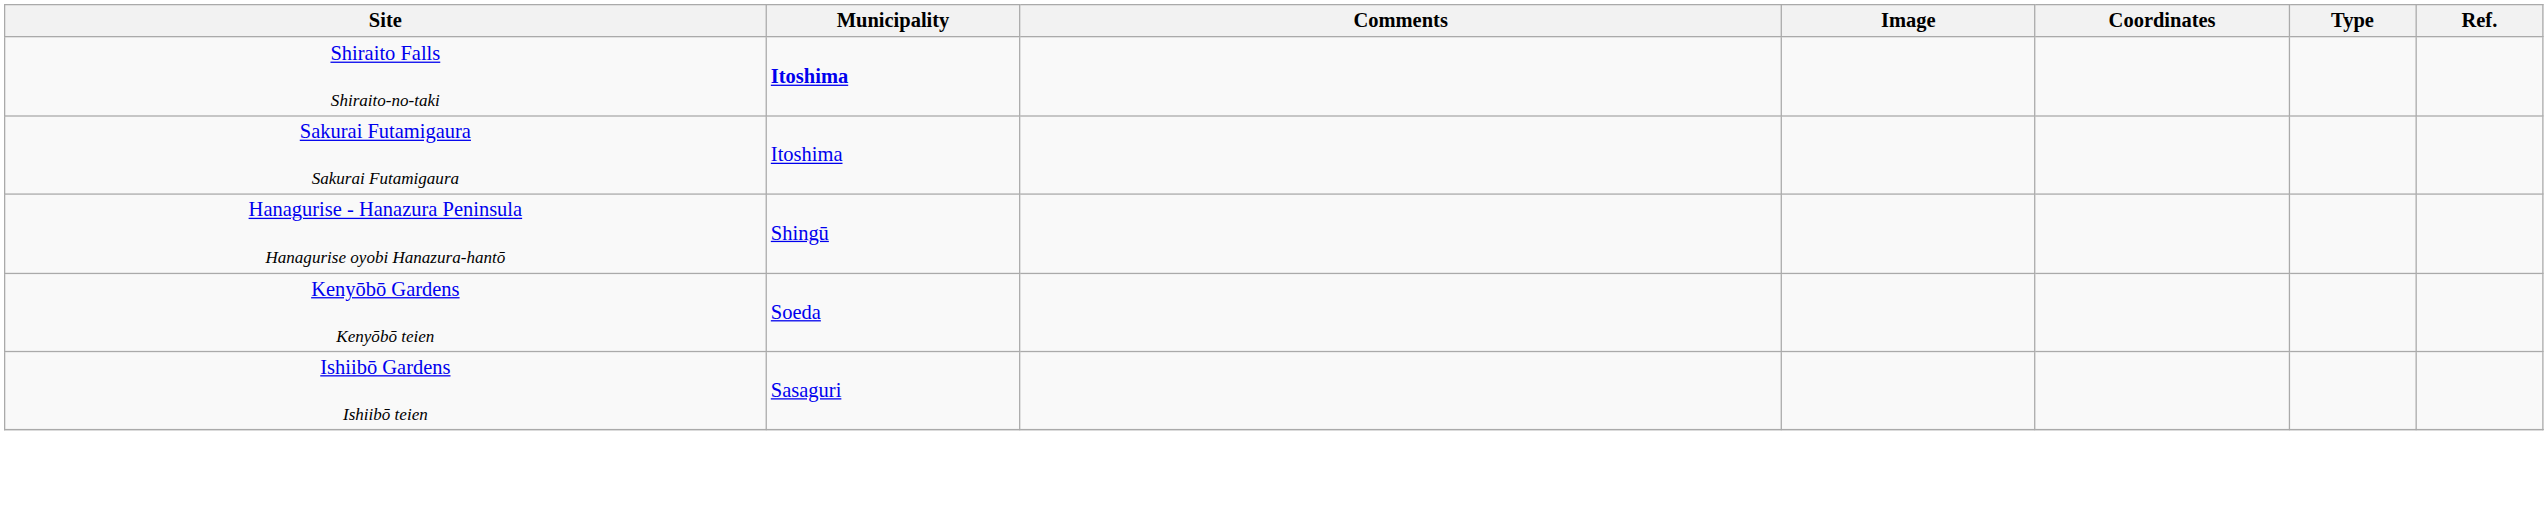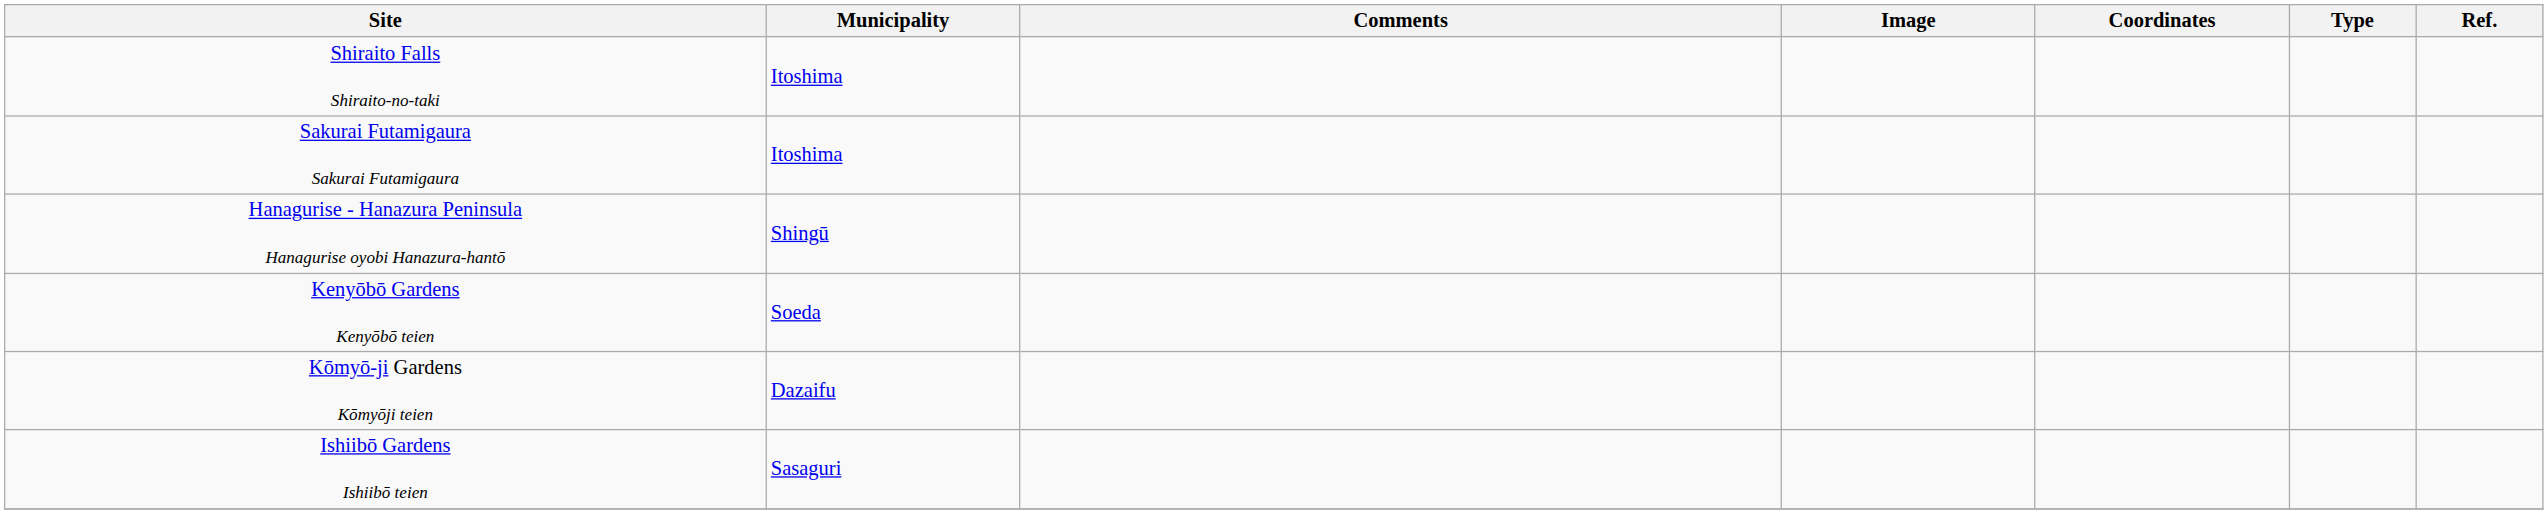(810, 76) bold -> (807, 76) normal
+ row: (385, 390)
